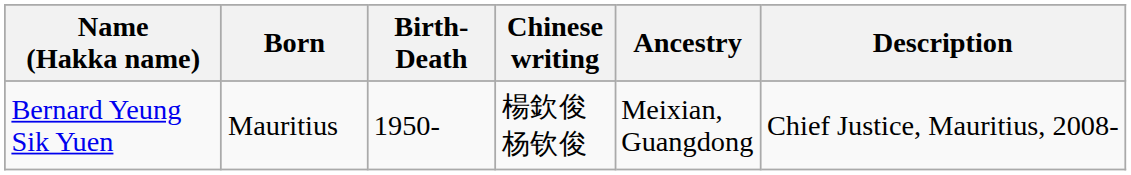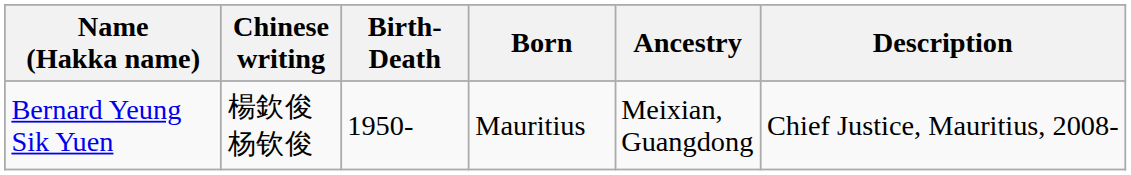columns swapped: (555, 42) <-> (294, 42)
